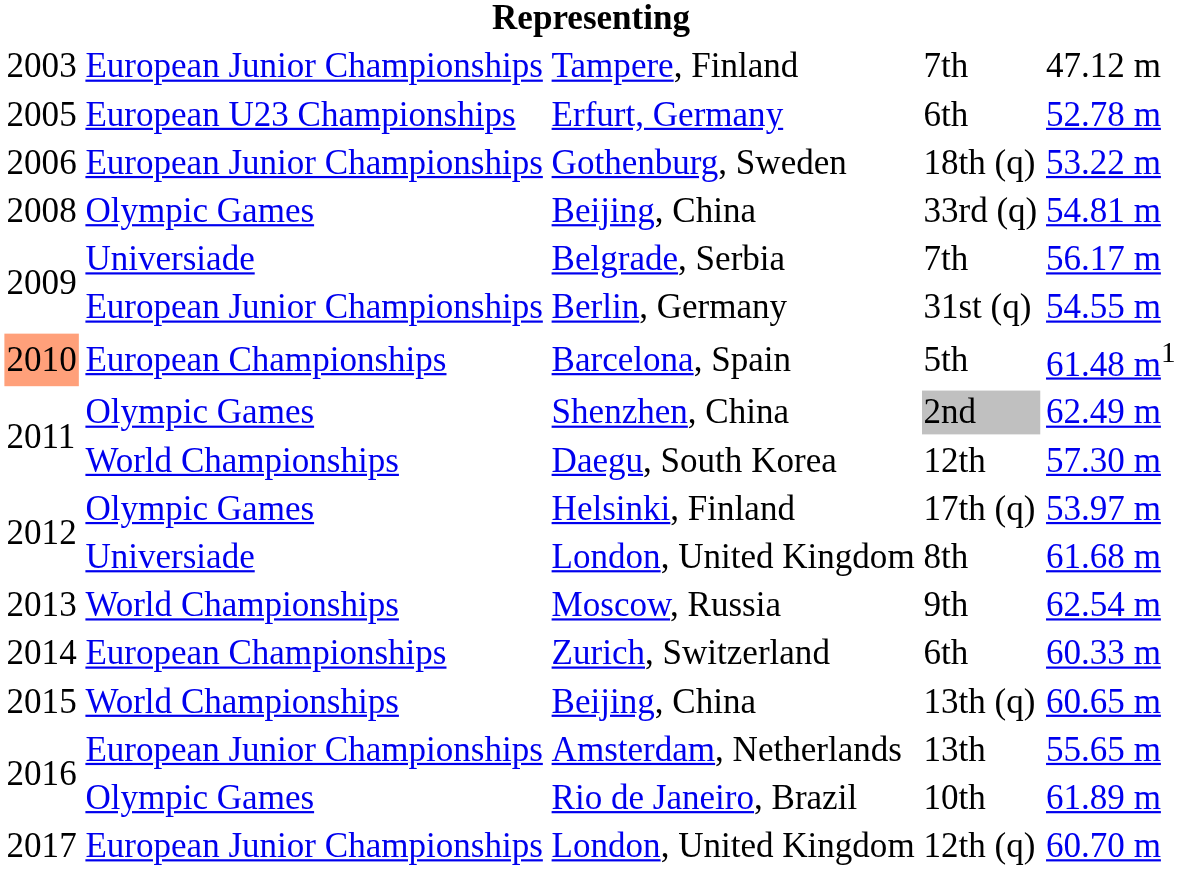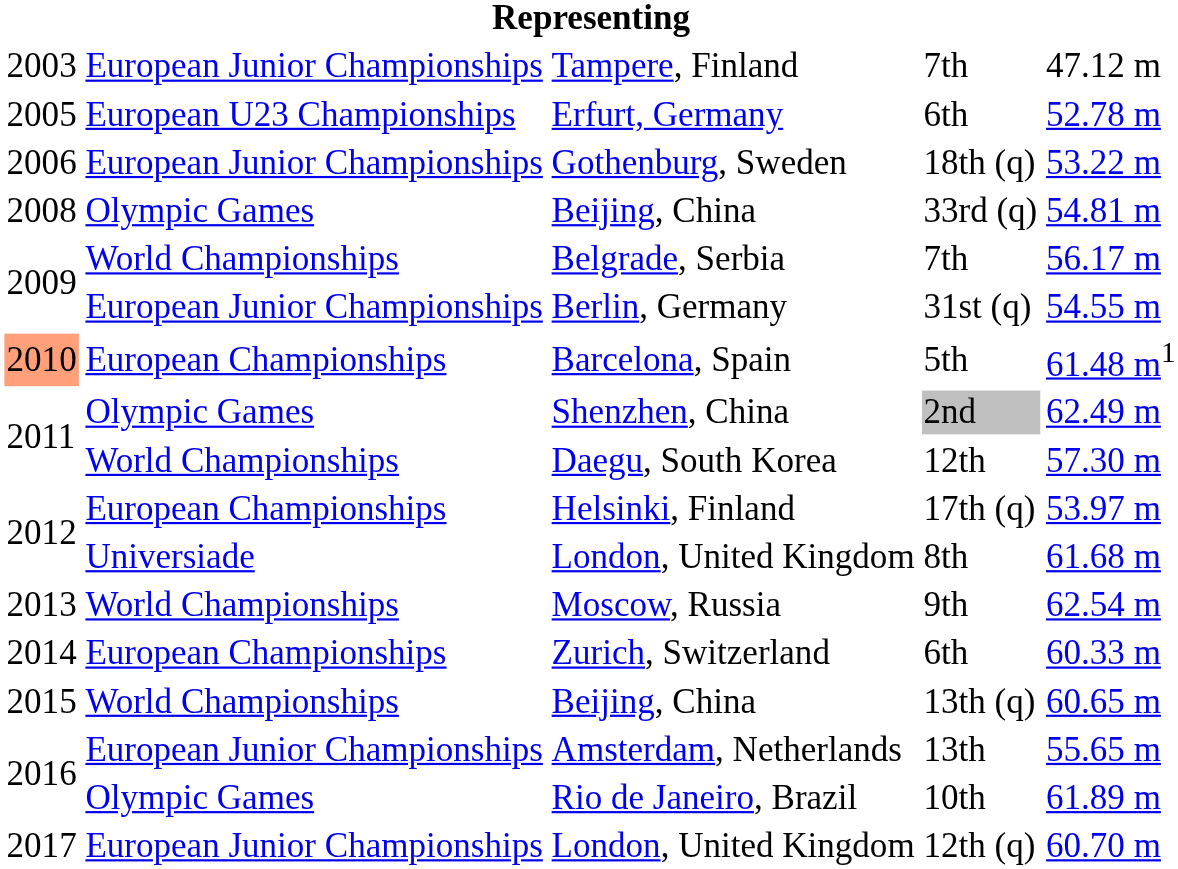(170, 258) Universiade -> (242, 258) World Championships
(200, 508) Olympic Games -> (266, 508) European Championships
